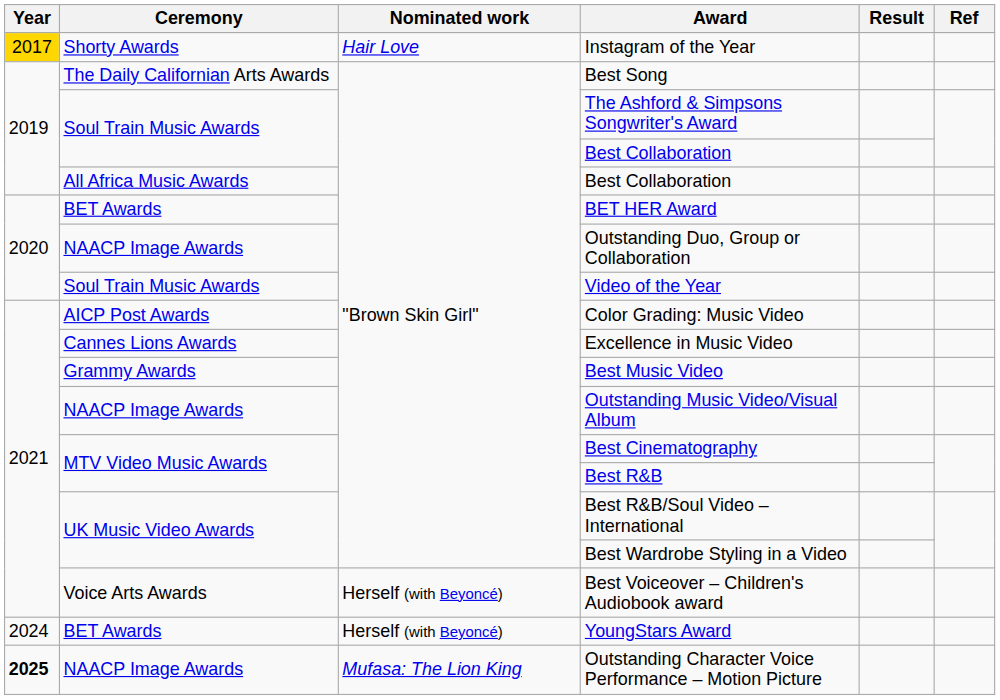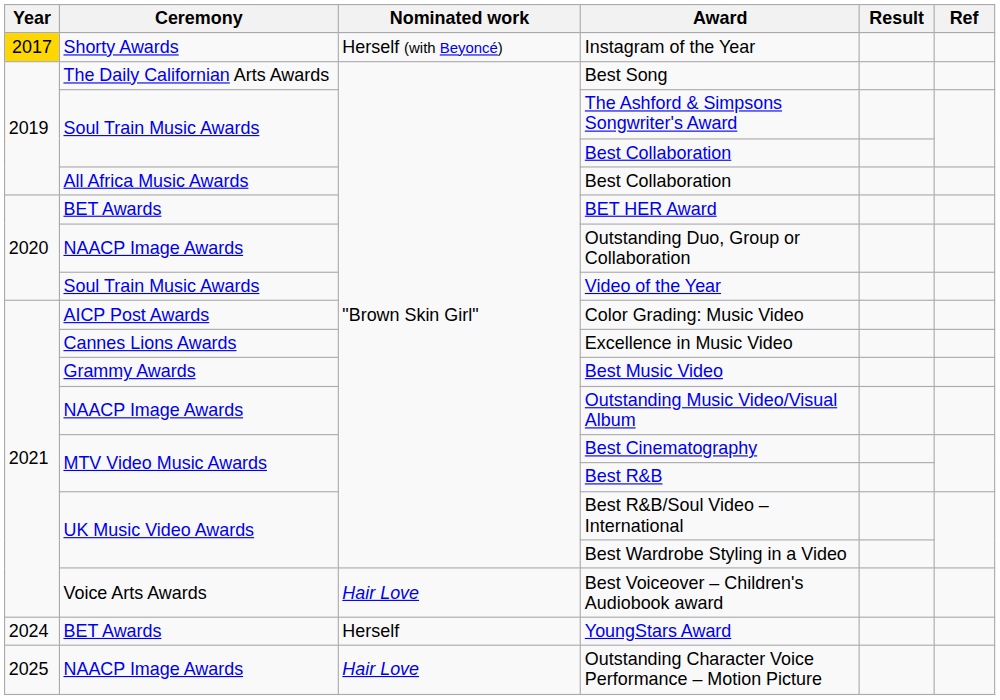(381, 47) Hair Love -> (423, 47) Herself (with Beyoncé)
(423, 592) Herself (with Beyoncé) -> (381, 592) Hair Love
(423, 631) Herself (with Beyoncé) -> (371, 631) Herself
(29, 669) bold -> (29, 669) normal
(432, 669) Mufasa: The Lion King -> (381, 669) Hair Love
